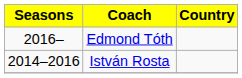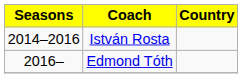rows swapped: (130, 61) <-> (130, 38)
